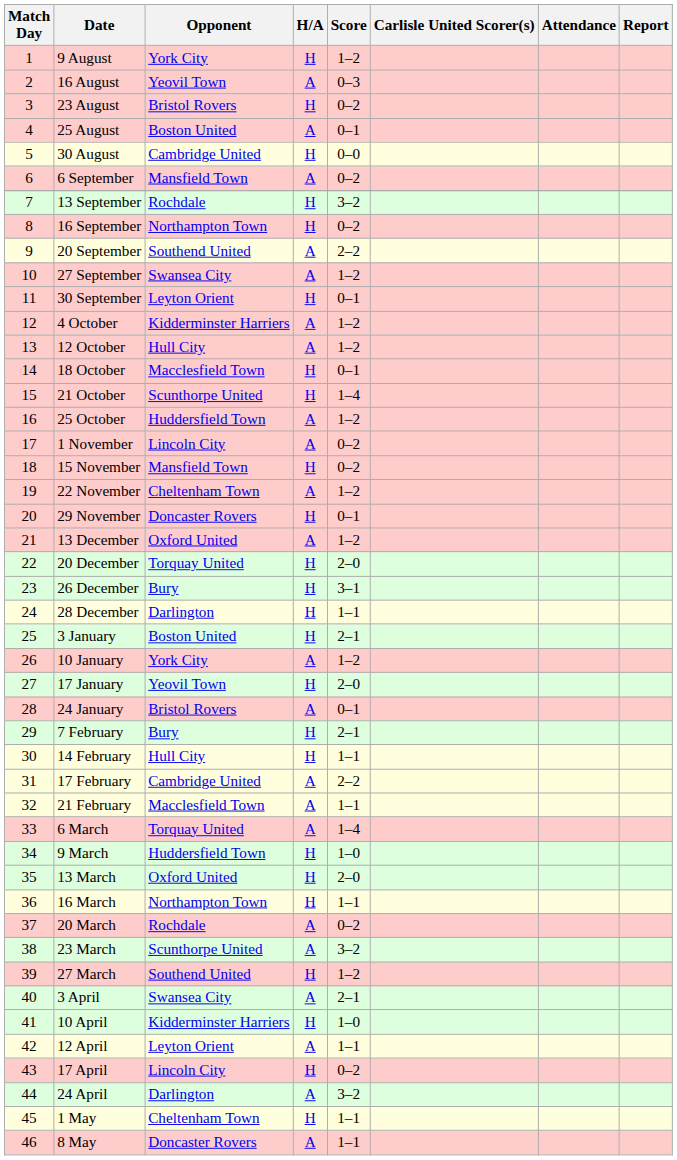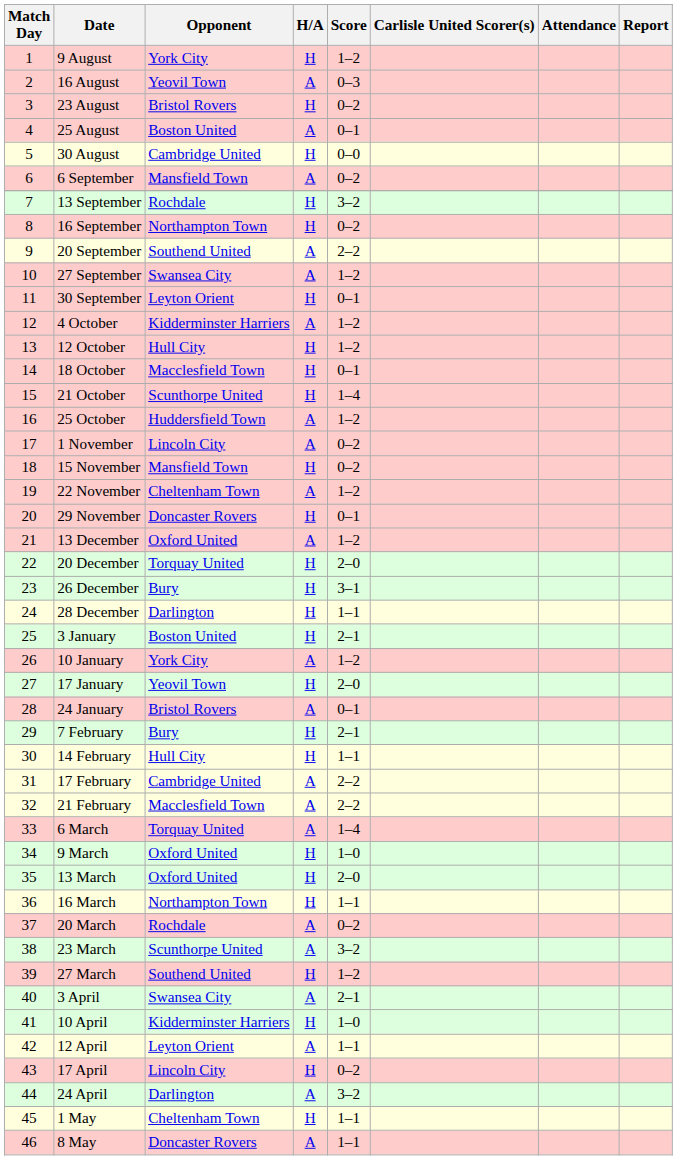(310, 347) A -> (310, 347) H
(349, 805) 1–1 -> (349, 805) 2–2
(207, 853) Huddersfield Town -> (193, 853) Oxford United
